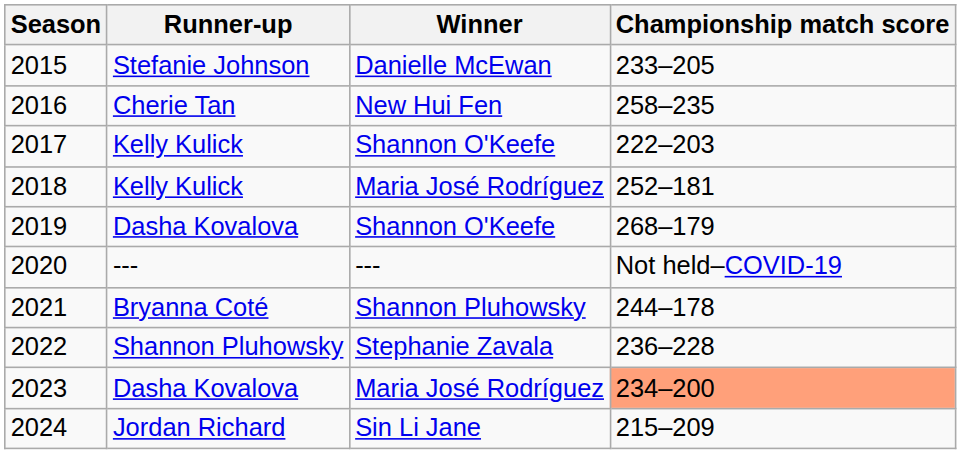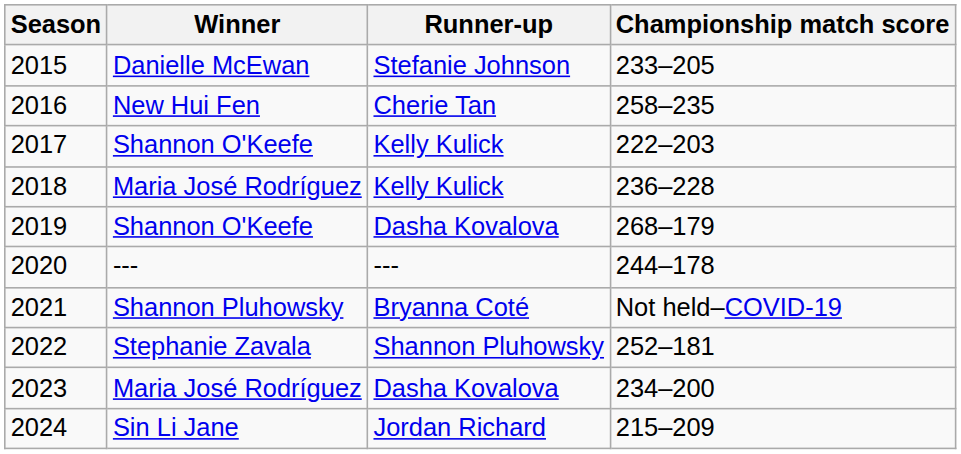columns swapped: (480, 24) <-> (228, 24)
(665, 186) 252–181 -> (665, 186) 236–228
(729, 266) Not held–COVID-19 -> (665, 266) 244–178
(665, 307) 244–178 -> (729, 307) Not held–COVID-19
(665, 347) 236–228 -> (665, 347) 252–181
(665, 387) lightsalmon background -> (665, 387) no background
